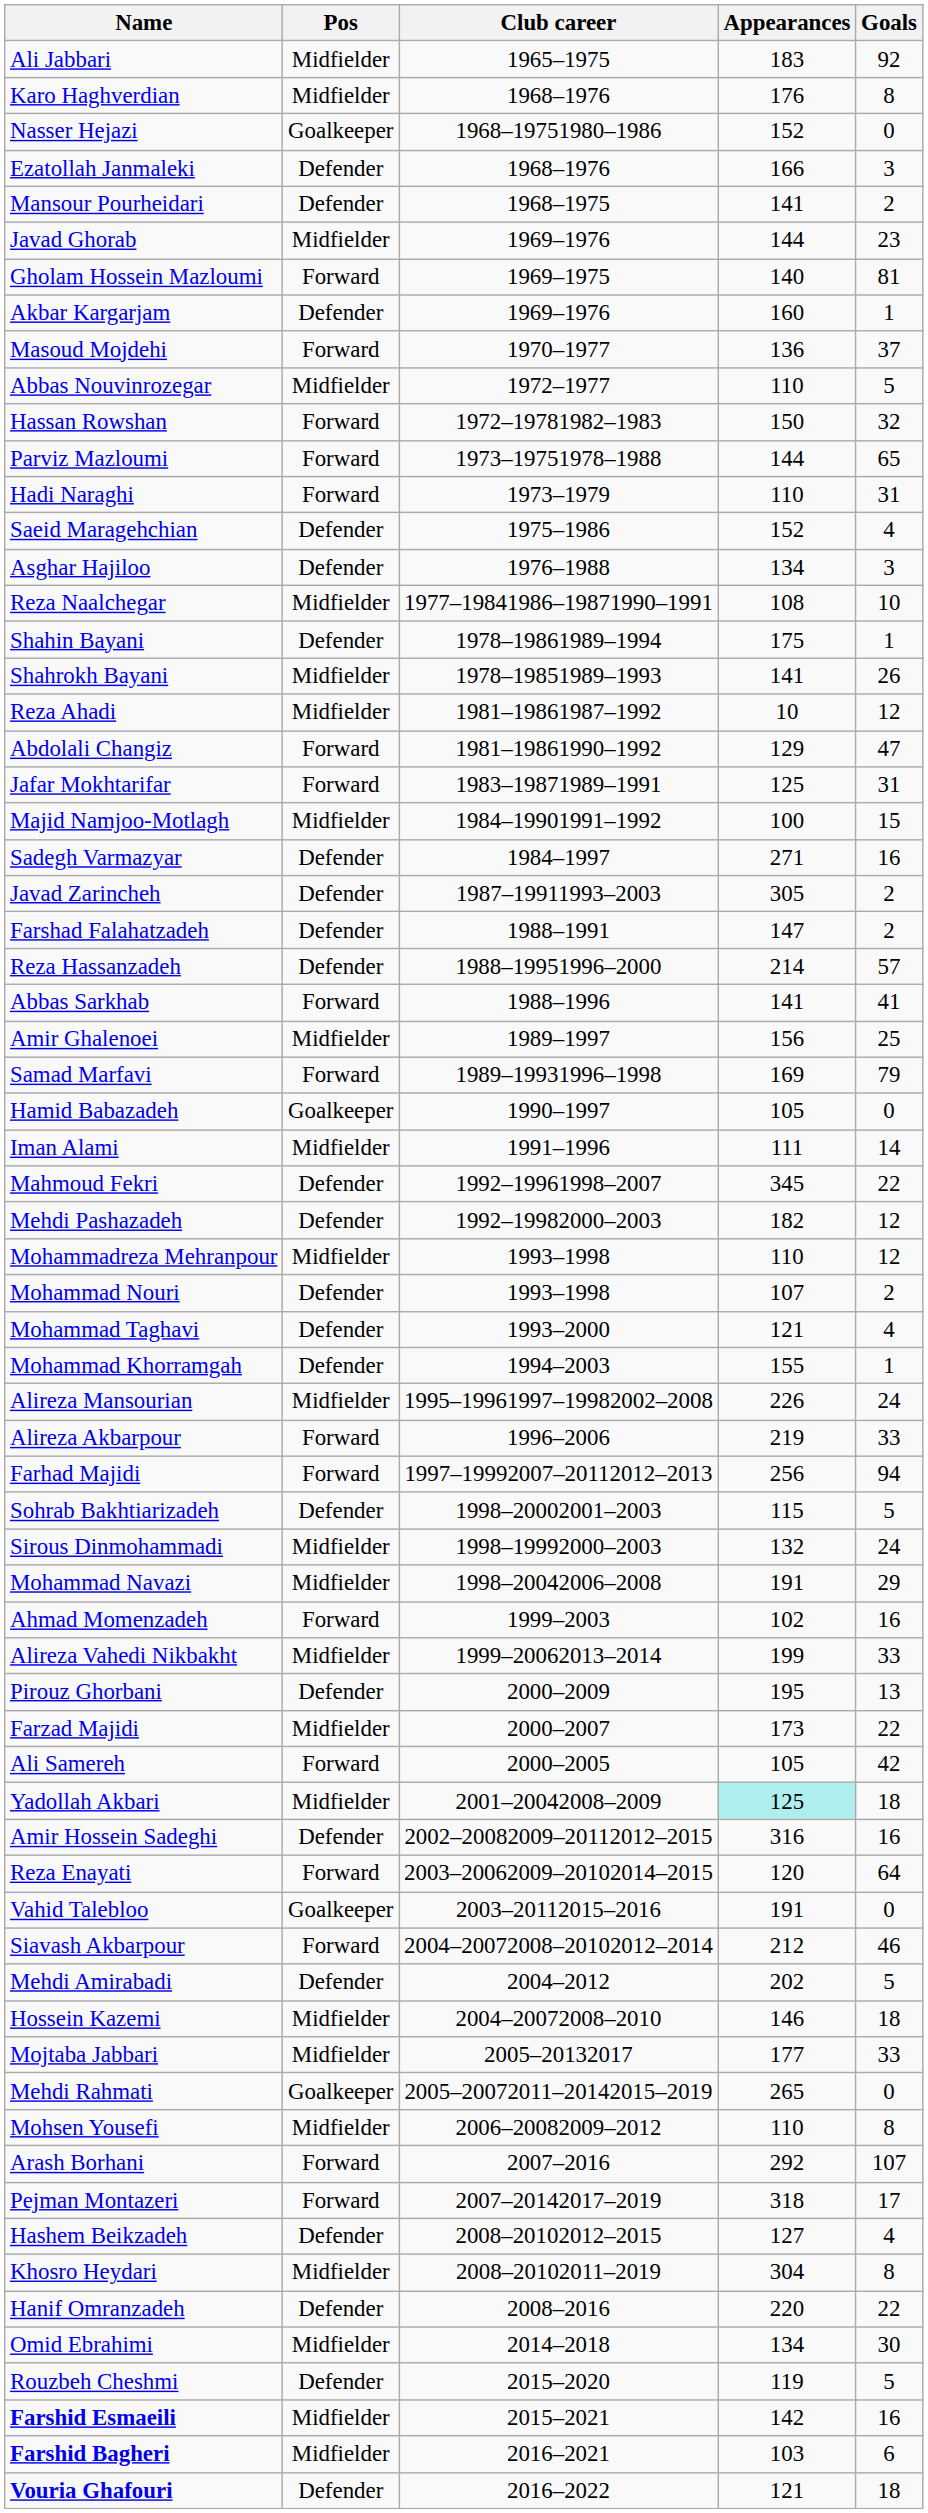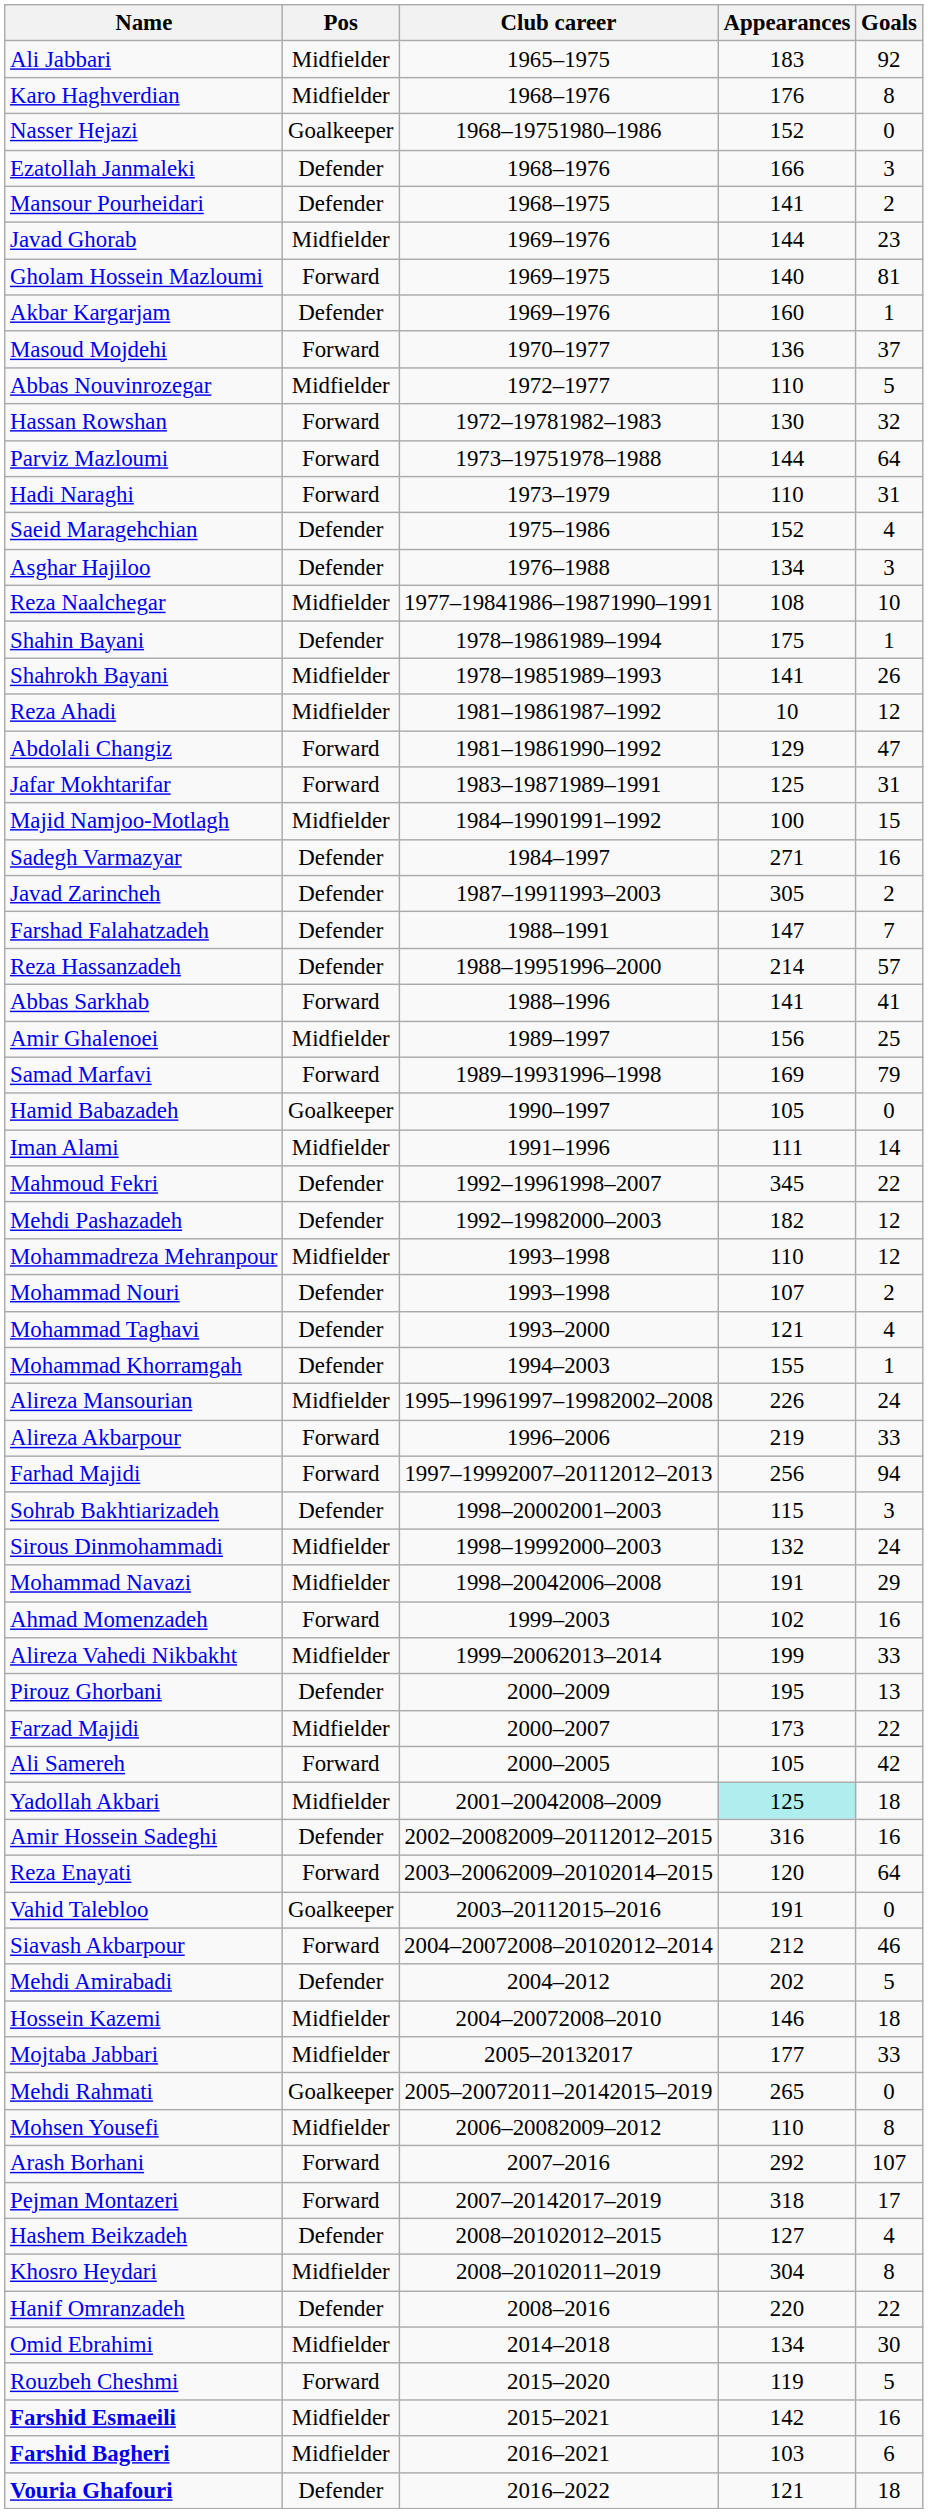(787, 421) 150 -> (787, 421) 130
(889, 458) 65 -> (889, 458) 64
(889, 929) 2 -> (889, 929) 7
(889, 1510) 5 -> (889, 1510) 3
(341, 2381) Defender -> (341, 2381) Forward
